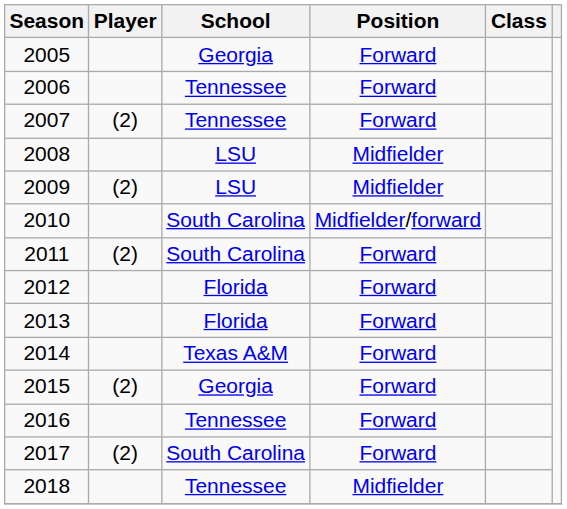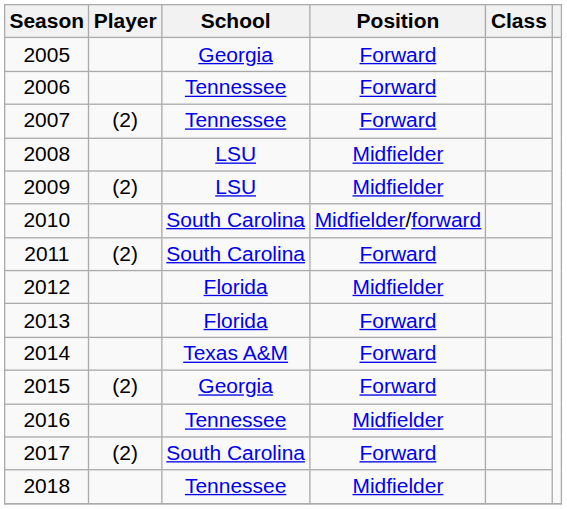(398, 287) Forward -> (398, 287) Midfielder
(398, 420) Forward -> (398, 420) Midfielder
